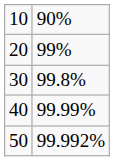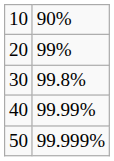(71, 140) 99.992% -> (71, 140) 99.999%
